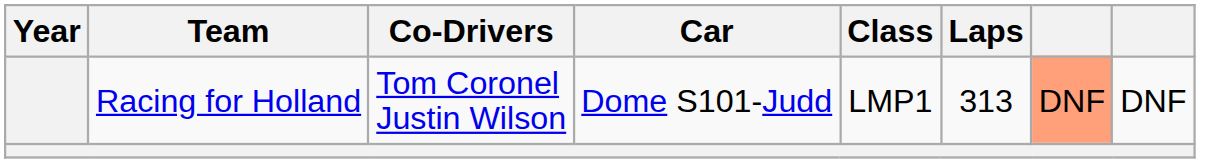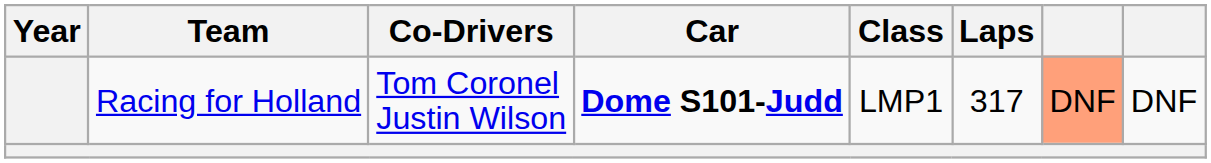(707, 100) normal -> (712, 100) bold
(986, 100) 313 -> (997, 100) 317
